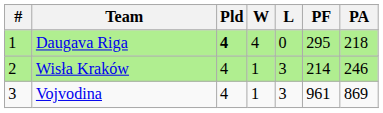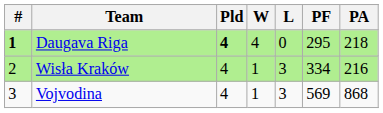(12, 42) normal -> (12, 42) bold
(318, 68) 214 -> (318, 68) 334
(356, 68) 246 -> (356, 68) 216
(318, 94) 961 -> (318, 94) 569
(356, 94) 869 -> (356, 94) 868
